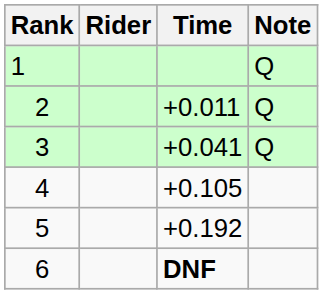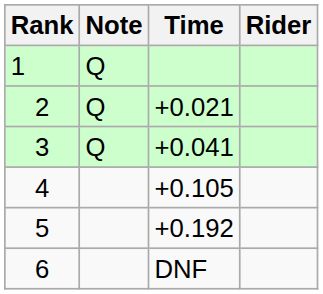columns swapped: (118, 25) <-> (283, 25)
(202, 107) +0.011 -> (194, 107) +0.021
(189, 269) bold -> (181, 269) normal
